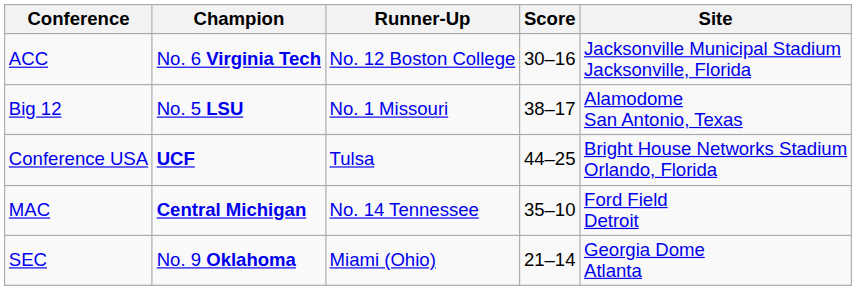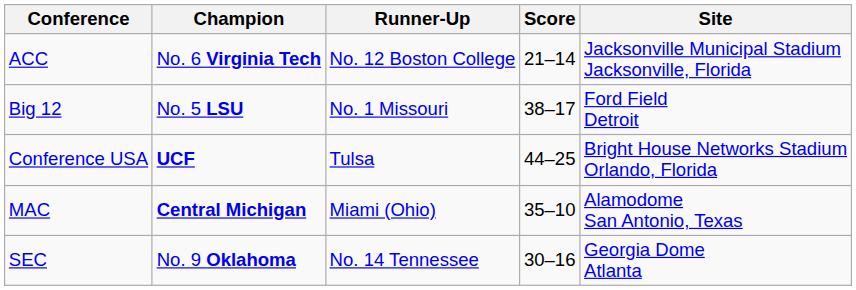(550, 59) 30–16 -> (550, 59) 21–14
(663, 109) Alamodome San Antonio, Texas -> (626, 109) Ford Field Detroit
(404, 210) No. 14 Tennessee -> (383, 210) Miami (Ohio)
(626, 210) Ford Field Detroit -> (663, 210) Alamodome San Antonio, Texas
(383, 260) Miami (Ohio) -> (404, 260) No. 14 Tennessee
(550, 260) 21–14 -> (550, 260) 30–16
